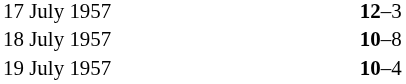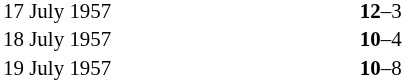(381, 39) 10–8 -> (381, 39) 10–4
(381, 68) 10–4 -> (381, 68) 10–8
